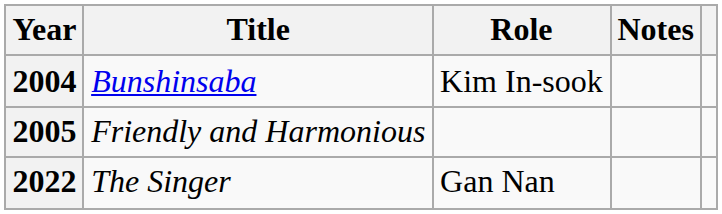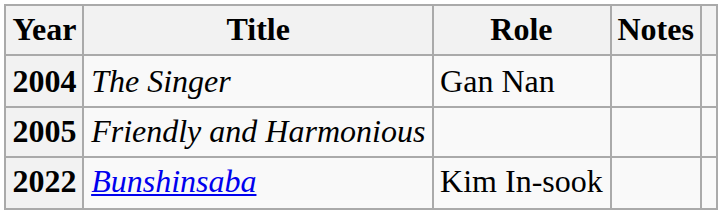(174, 80) Bunshinsaba -> (161, 80) The Singer
(521, 80) Kim In-sook -> (497, 80) Gan Nan
(161, 182) The Singer -> (174, 182) Bunshinsaba
(497, 182) Gan Nan -> (521, 182) Kim In-sook
